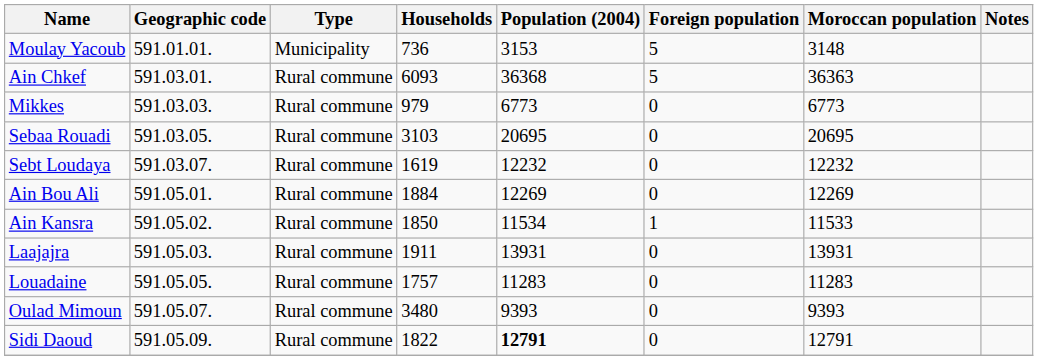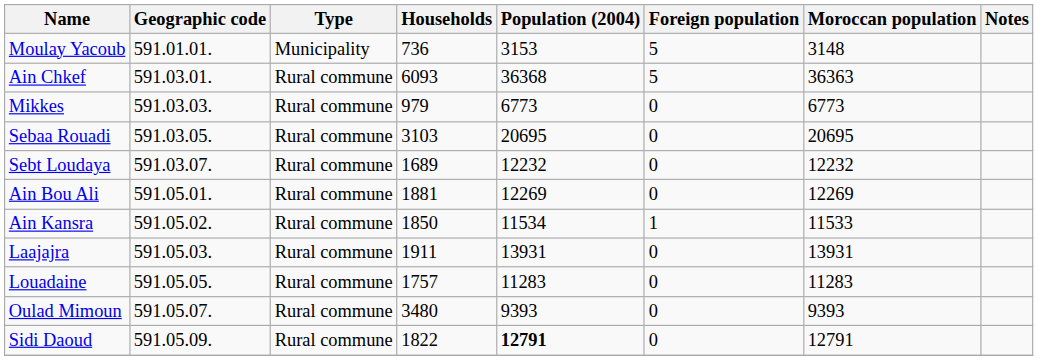(420, 164) 1619 -> (420, 164) 1689
(420, 194) 1884 -> (420, 194) 1881
